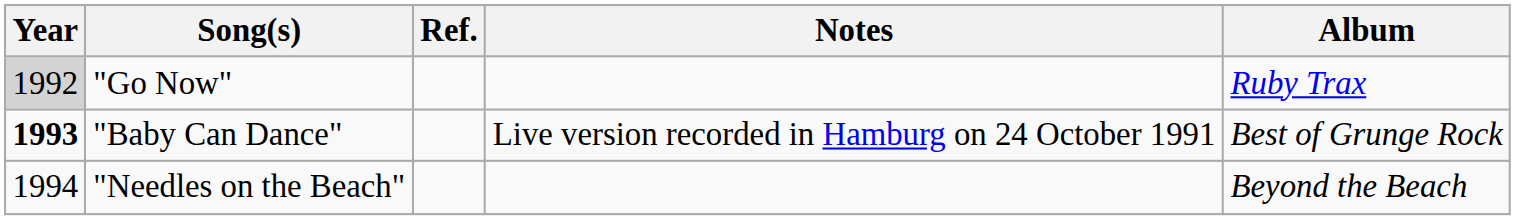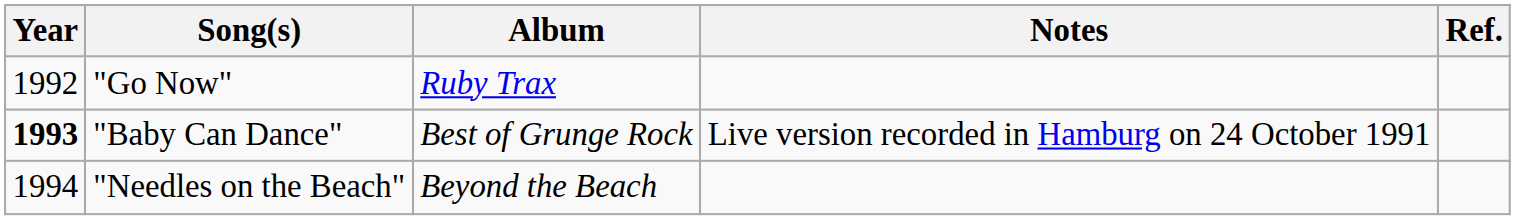columns swapped: (1367, 30) <-> (449, 30)
(45, 82) lightgrey background -> (45, 82) no background
